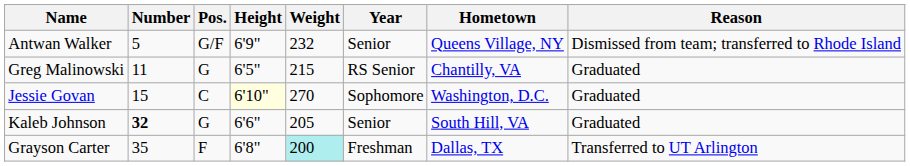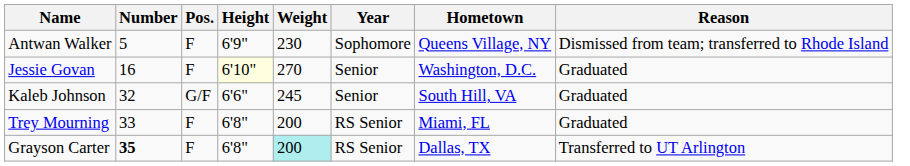(211, 43) G/F -> (190, 43) F
(302, 43) 232 -> (289, 43) 230
(369, 43) Senior -> (373, 43) Sophomore
- row: (66, 69)
(140, 95) 15 -> (127, 69) 16
(203, 95) C -> (190, 69) F
(386, 95) Sophomore -> (356, 69) Senior
(140, 122) bold -> (127, 95) normal
(204, 122) G -> (198, 95) G/F
(302, 122) 205 -> (289, 95) 245
+ row: (59, 122)
(140, 148) normal -> (127, 148) bold
(380, 148) Freshman -> (369, 148) RS Senior
